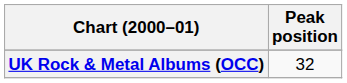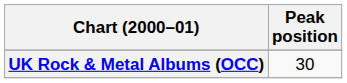(305, 63) 32 -> (305, 63) 30
